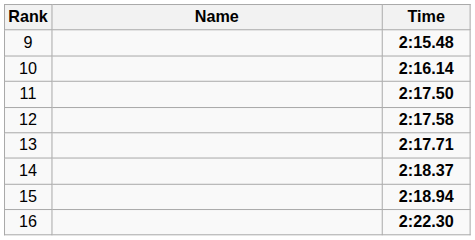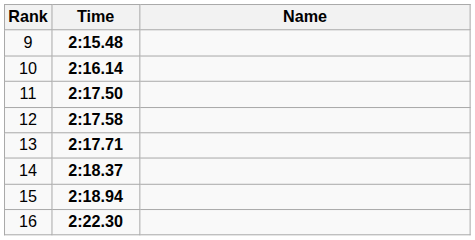columns swapped: (217, 17) <-> (426, 17)
